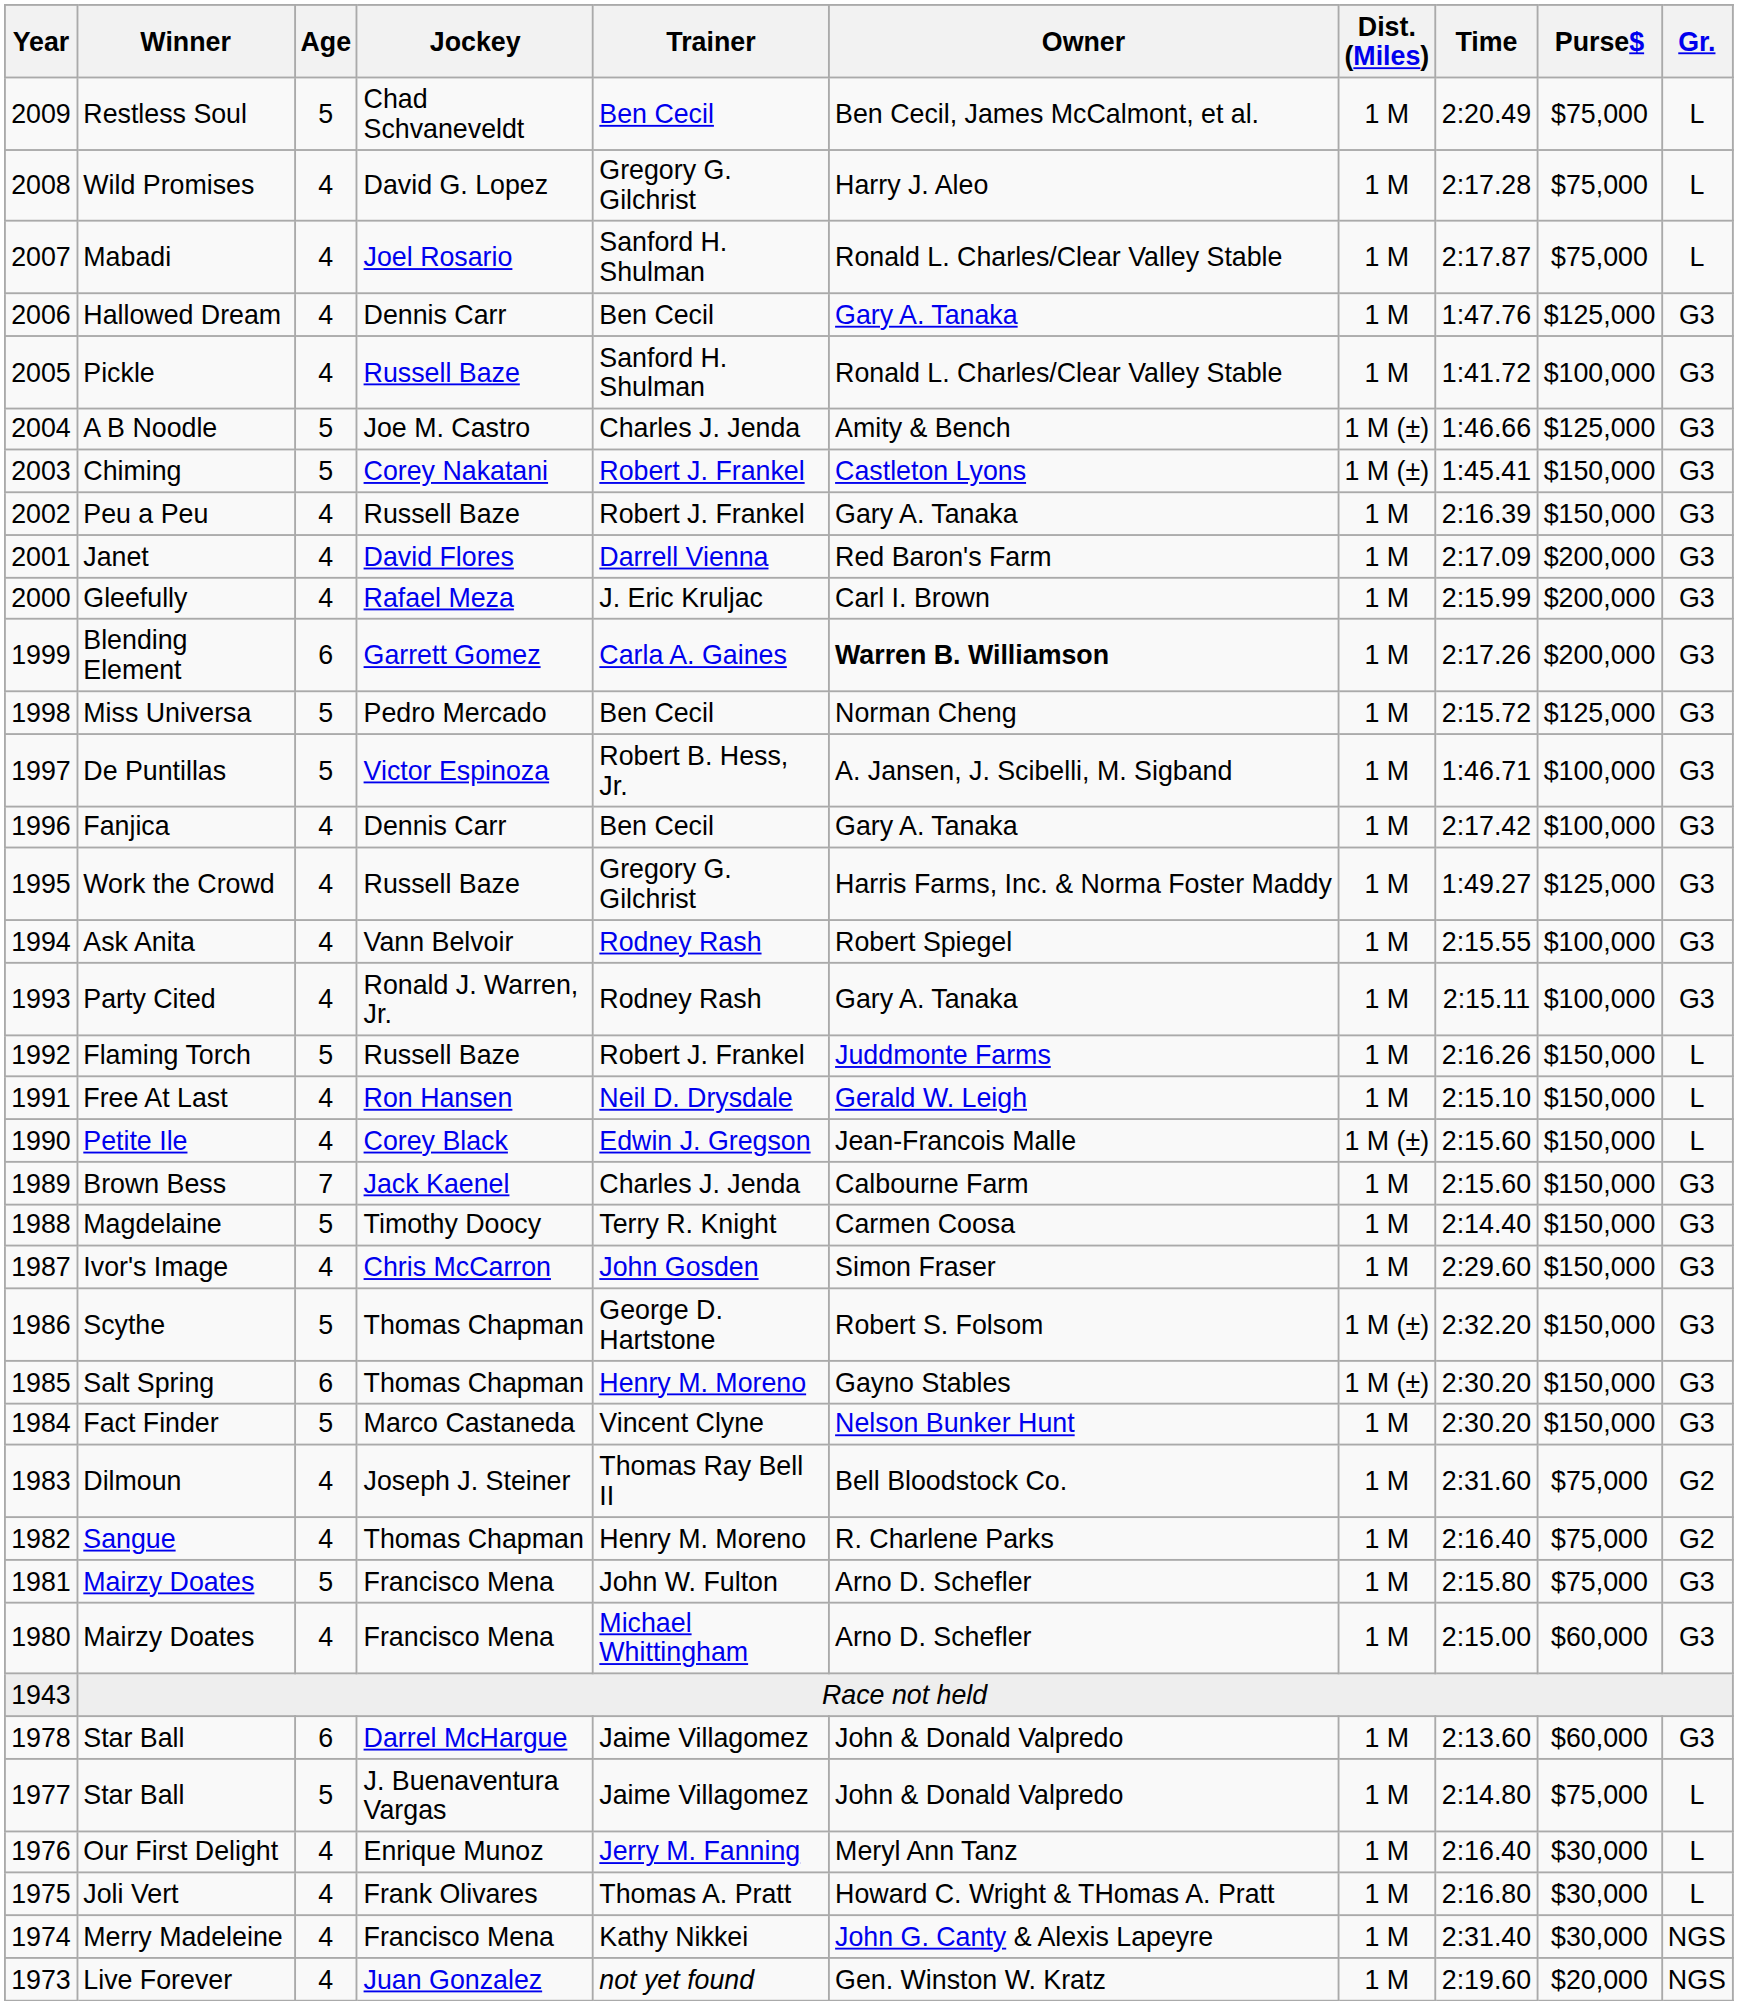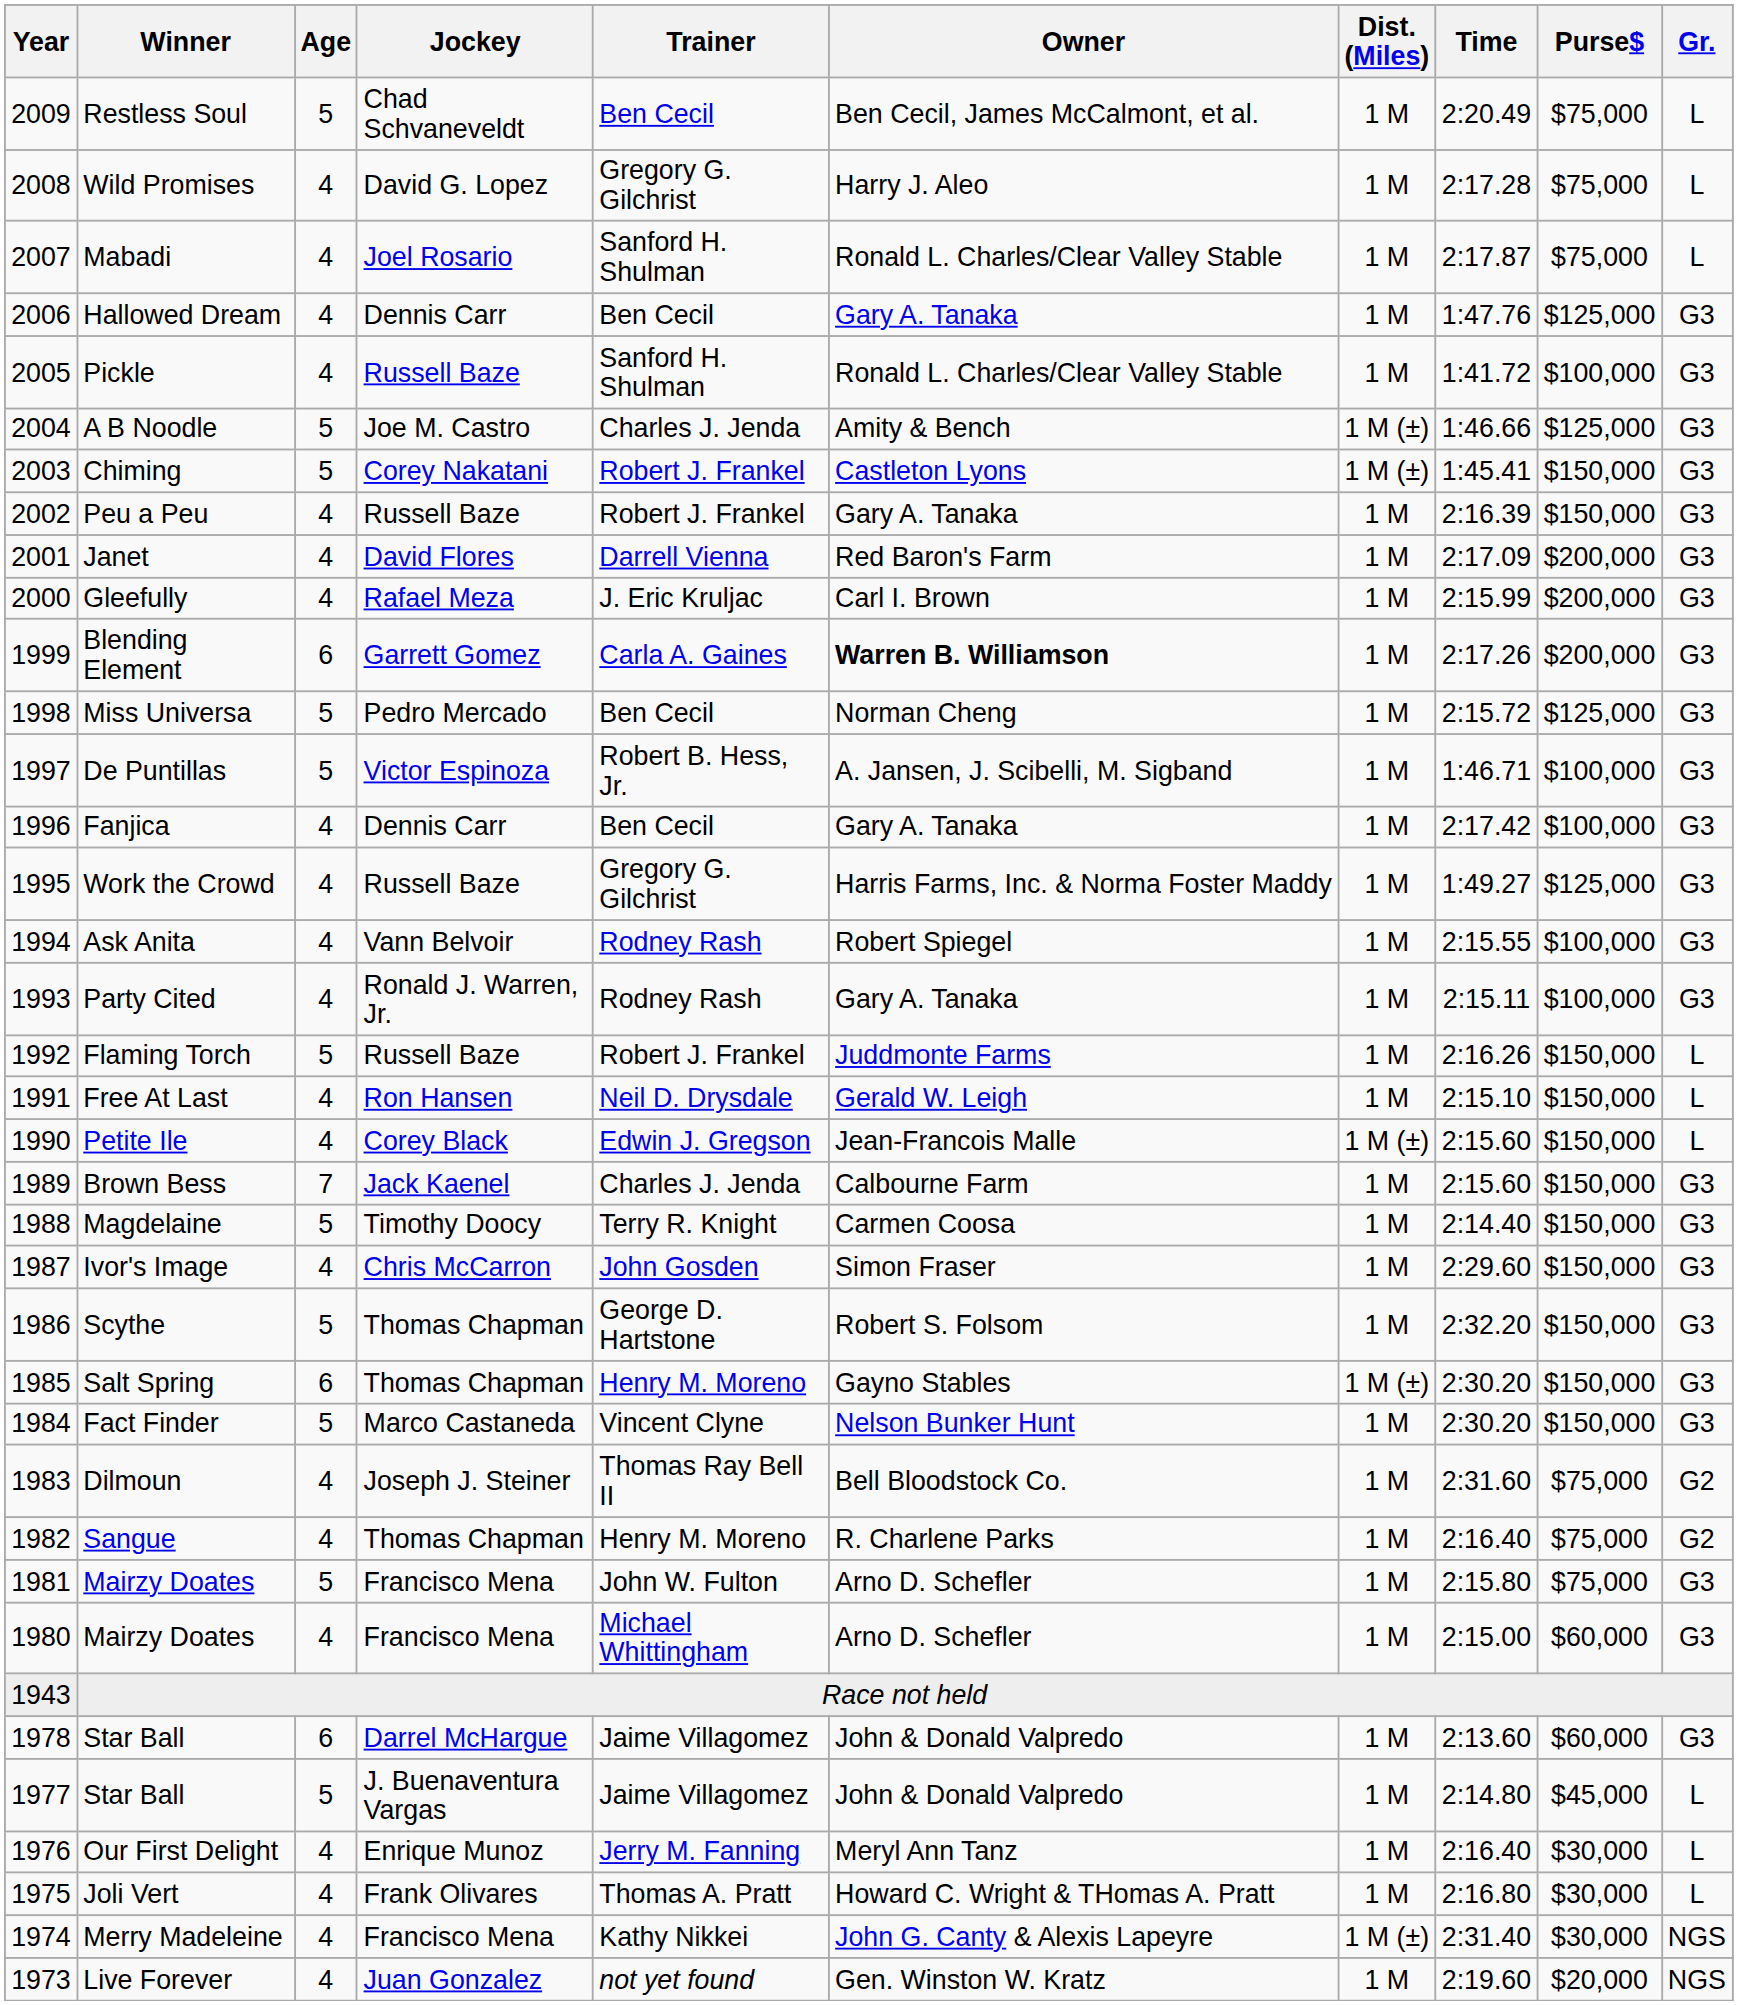(1387, 1325) 1 M (±) -> (1387, 1325) 1 M
(1599, 1795) $75,000 -> (1599, 1795) $45,000
(1387, 1937) 1 M -> (1387, 1937) 1 M (±)
